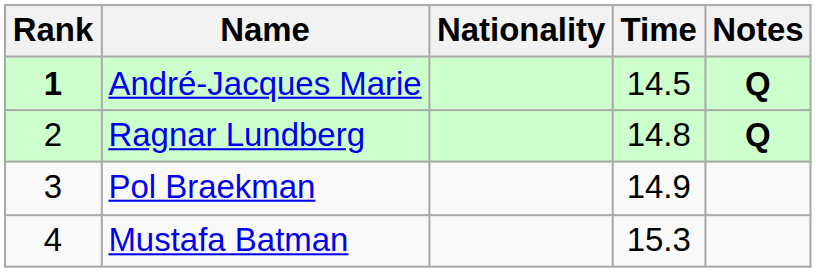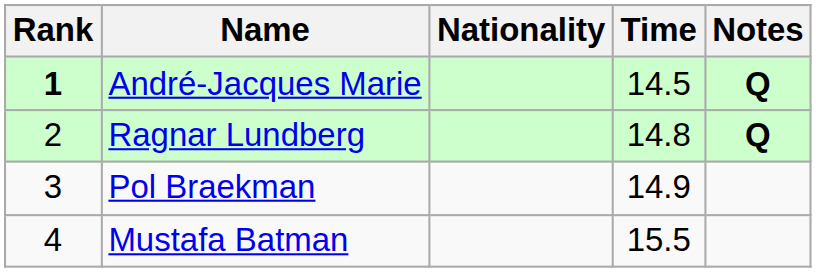(659, 239) 15.3 -> (659, 239) 15.5
